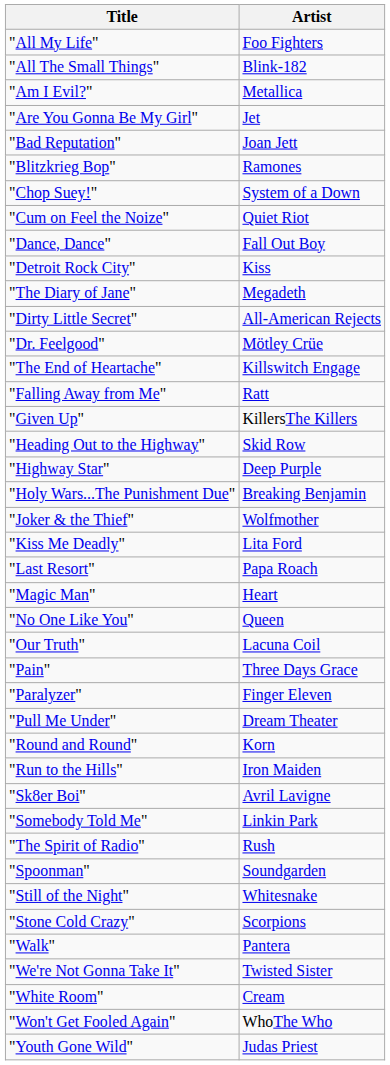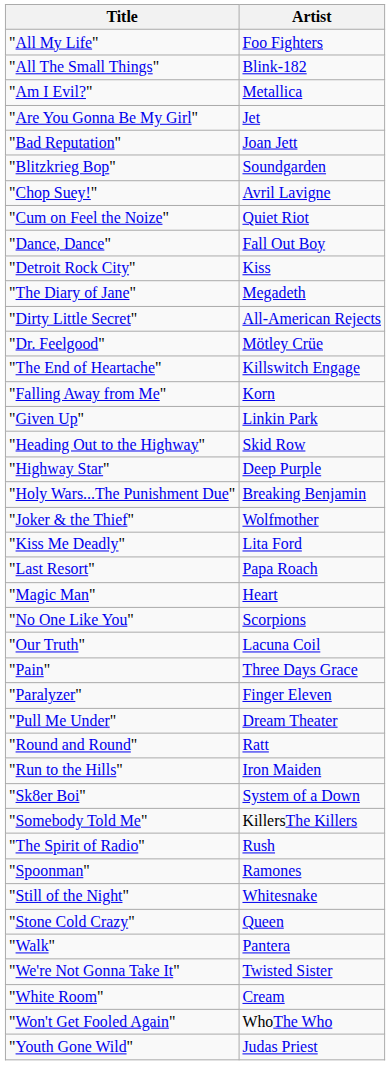(272, 167) Ramones -> (284, 167) Soundgarden
(301, 192) System of a Down -> (287, 192) Avril Lavigne
(256, 393) Ratt -> (259, 393) Korn
(300, 419) KillersThe Killers -> (280, 419) Linkin Park
(263, 619) Queen -> (274, 619) Scorpions
(259, 745) Korn -> (256, 745) Ratt
(287, 795) Avril Lavigne -> (301, 795) System of a Down
(280, 820) Linkin Park -> (300, 820) KillersThe Killers
(284, 871) Soundgarden -> (272, 871) Ramones
(274, 921) Scorpions -> (263, 921) Queen
